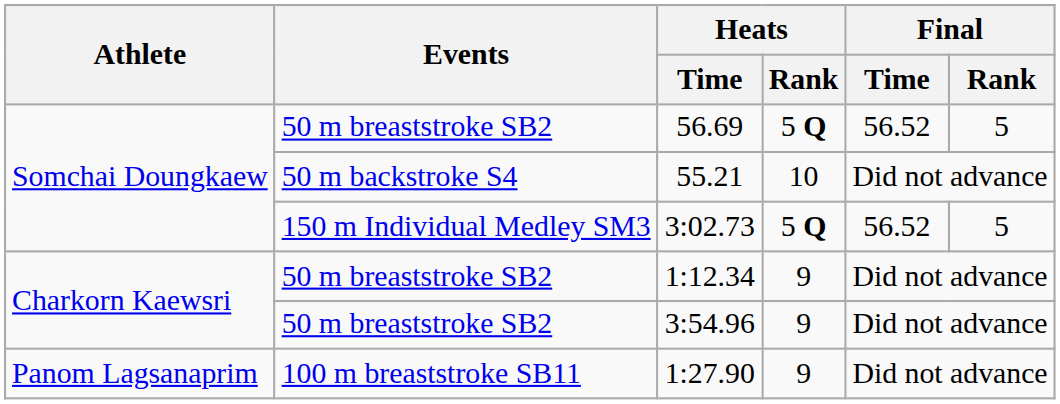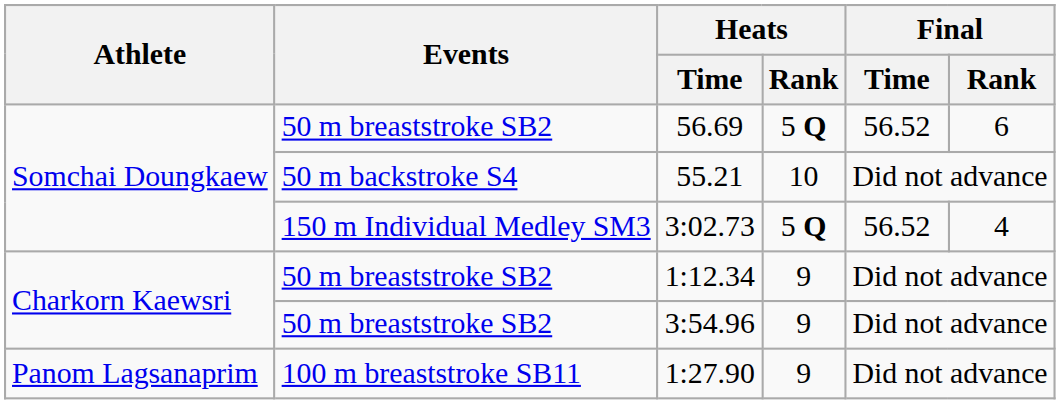(1001, 127) 5 -> (1001, 127) 6
(1001, 226) 5 -> (1001, 226) 4
